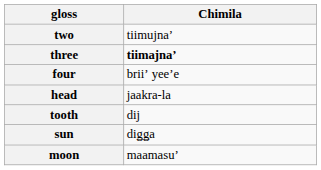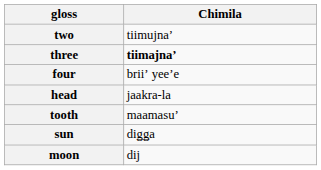(133, 114) dij -> (153, 114) maamasuʼ
(153, 154) maamasuʼ -> (133, 154) dij
